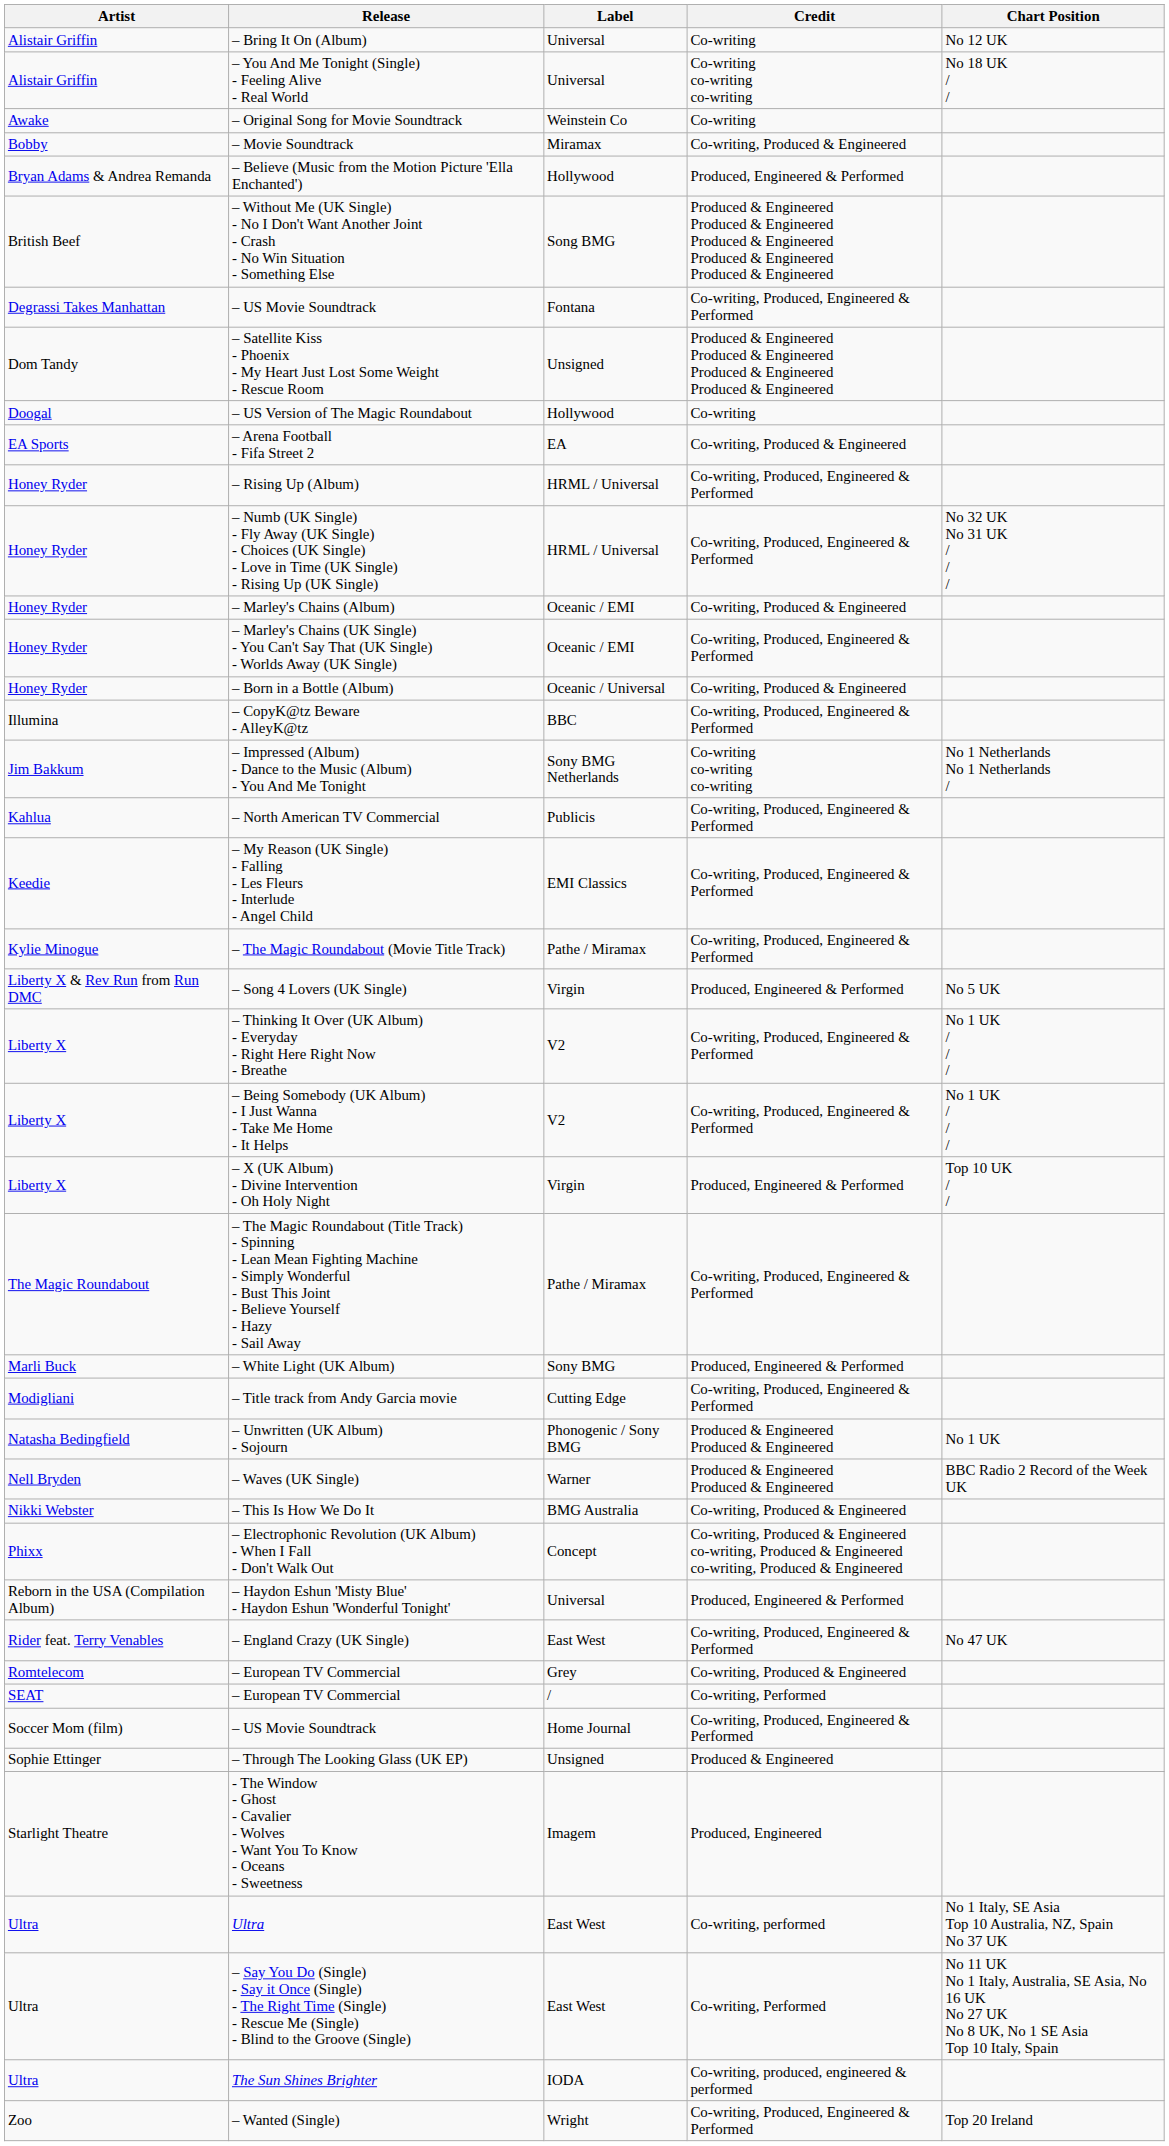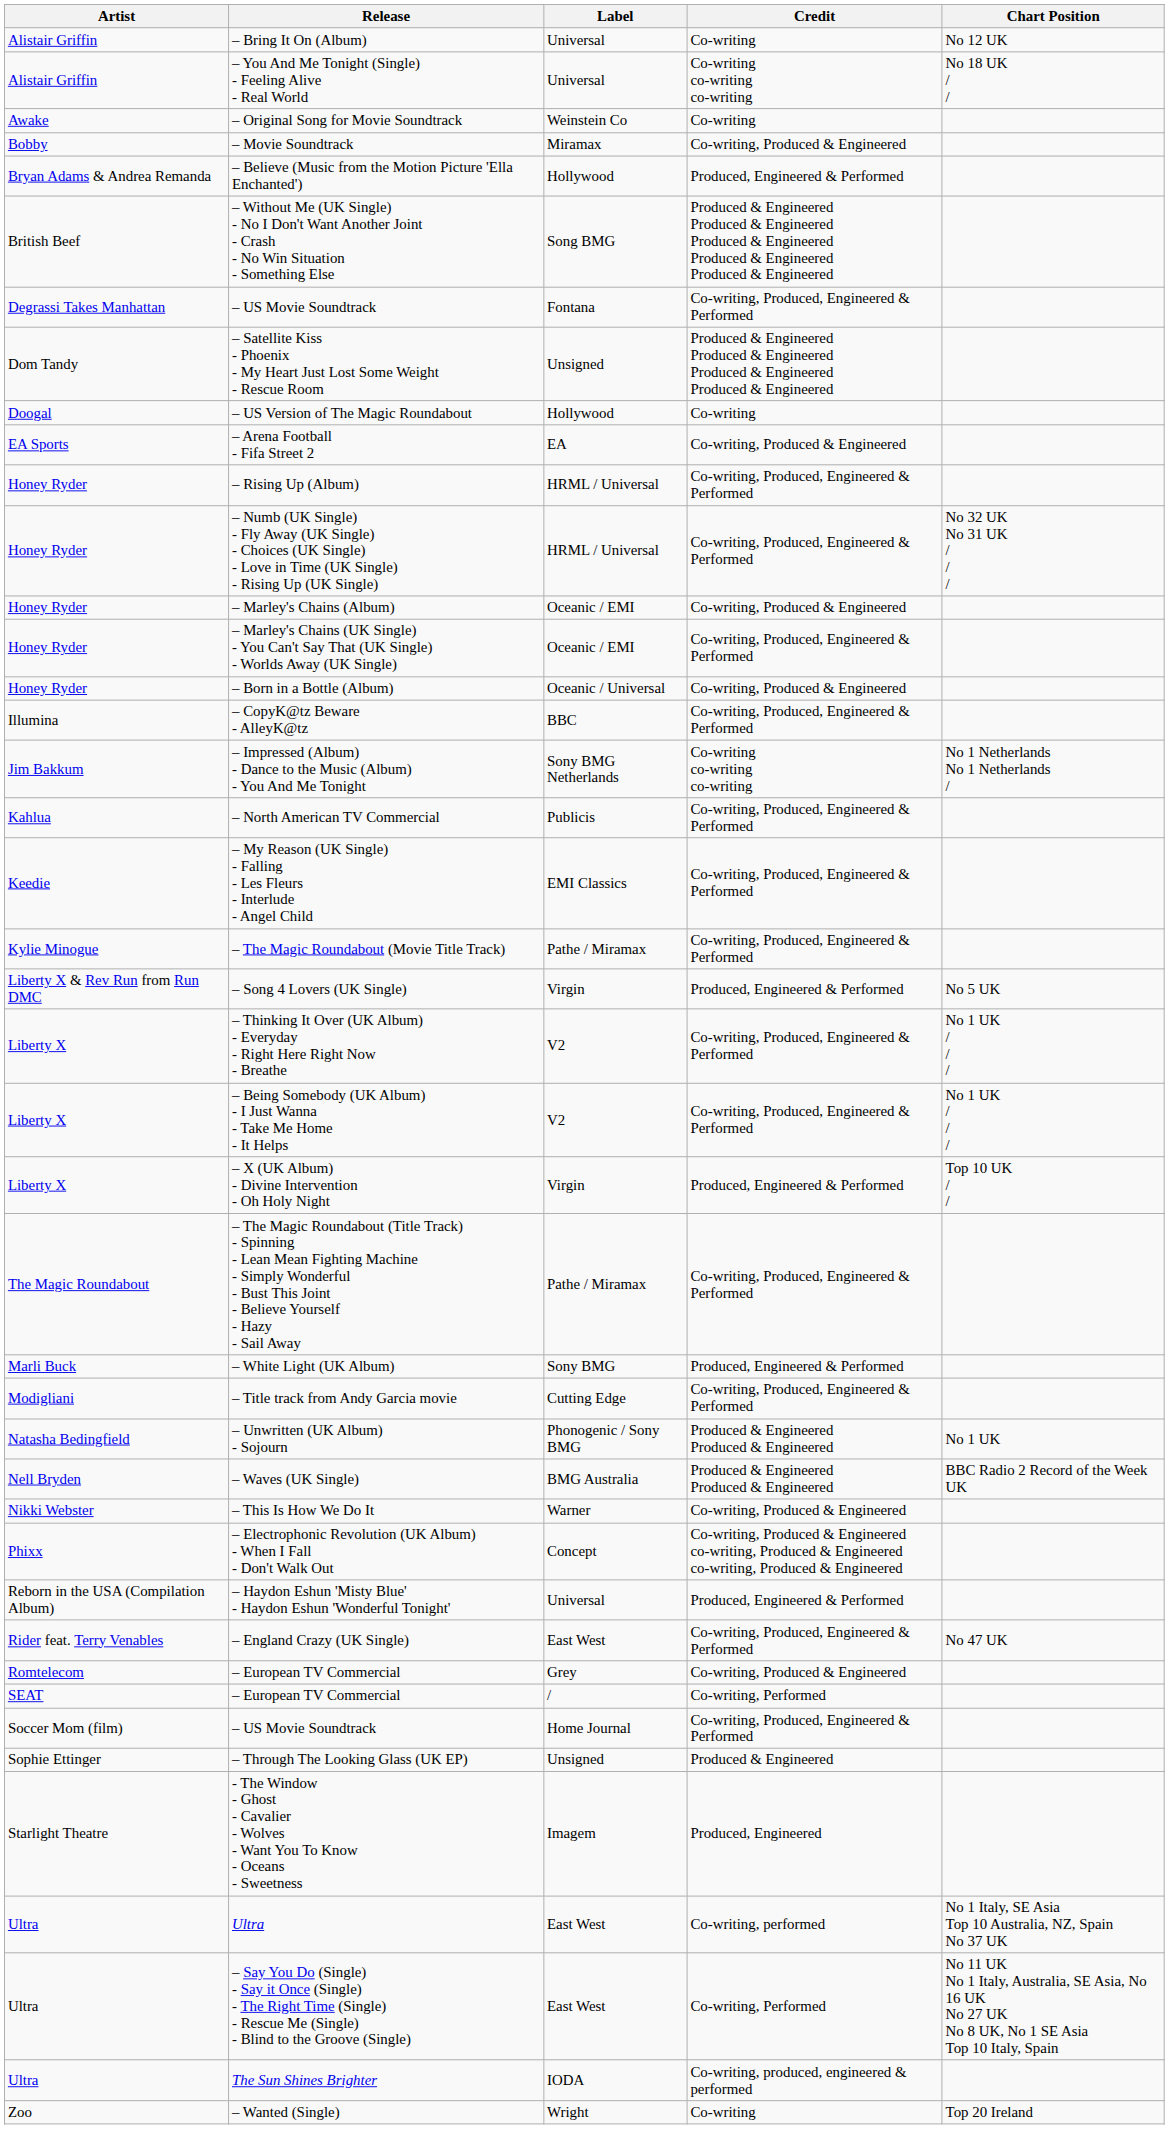(569, 1479) Warner -> (593, 1479) BMG Australia
(593, 1511) BMG Australia -> (569, 1511) Warner
(800, 2120) Co-writing, Produced, Engineered & Performed -> (723, 2112) Co-writing
